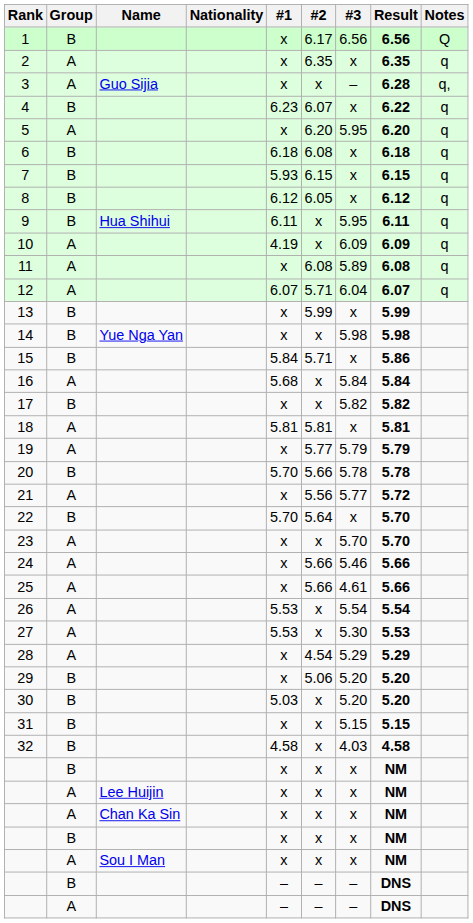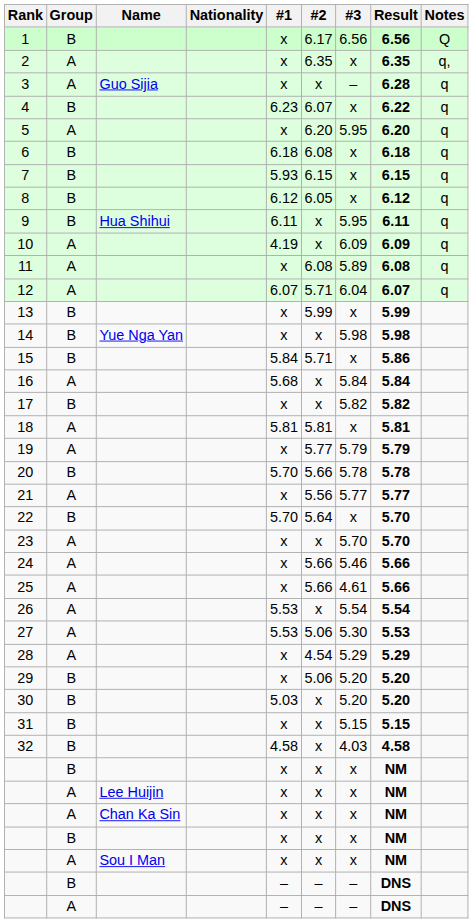(445, 61) q -> (445, 61) q,
(445, 84) q, -> (445, 84) q
(396, 495) 5.72 -> (396, 495) 5.77
(319, 632) x -> (319, 632) 5.06
